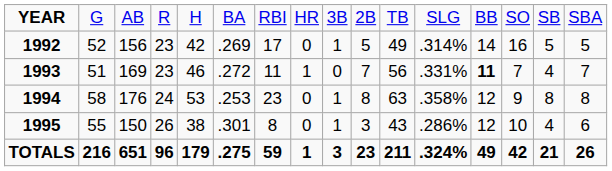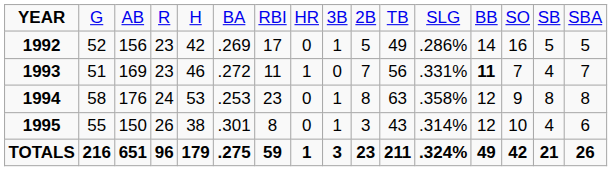(443, 44) .314% -> (443, 44) .286%
(443, 125) .286% -> (443, 125) .314%
